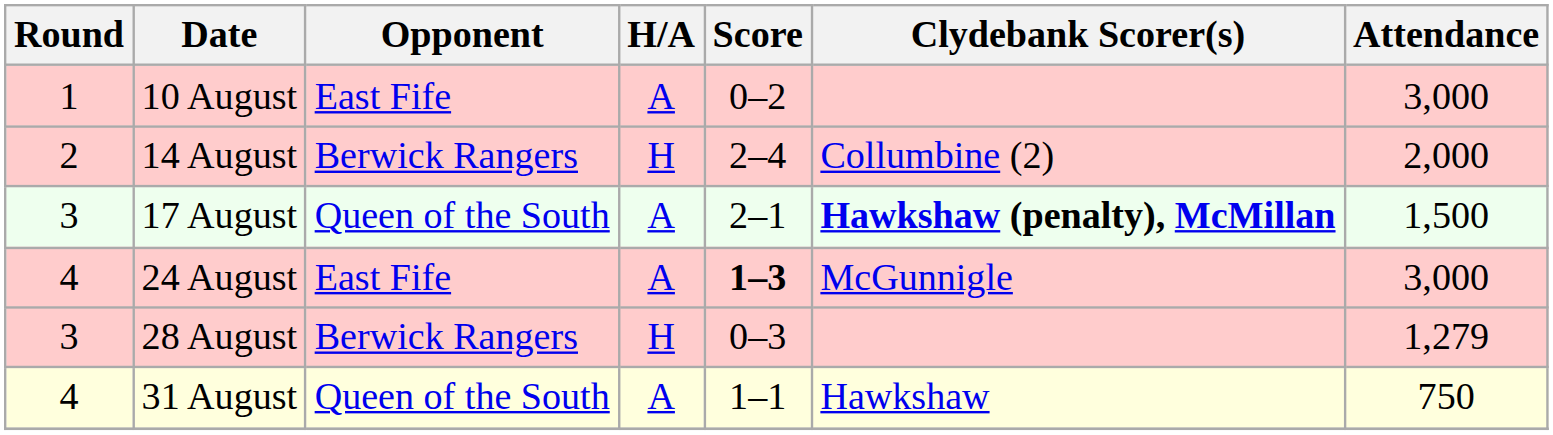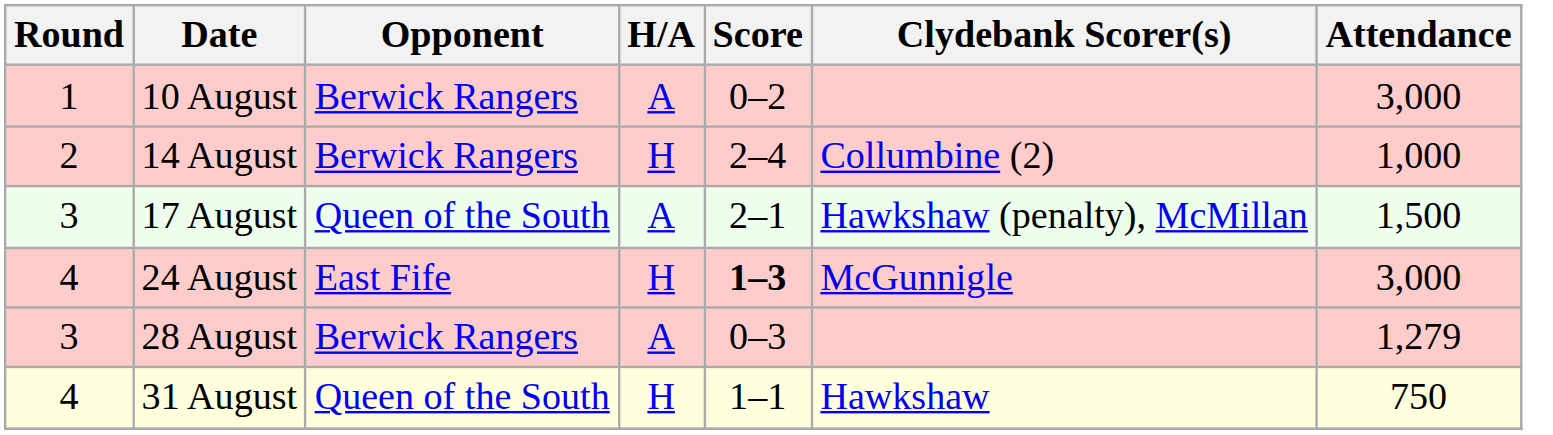(383, 95) East Fife -> (446, 95) Berwick Rangers
(1446, 155) 2,000 -> (1419, 155) 1,000
(1078, 215) bold -> (1064, 215) normal
(661, 276) A -> (661, 276) H
(661, 336) H -> (661, 336) A
(661, 397) A -> (661, 397) H
